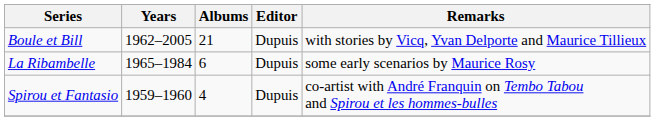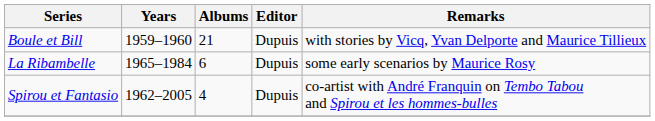(158, 39) 1962–2005 -> (158, 39) 1959–1960
(158, 95) 1959–1960 -> (158, 95) 1962–2005
